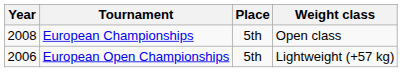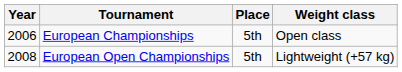(22, 35) 2008 -> (22, 35) 2006
(22, 56) 2006 -> (22, 56) 2008
